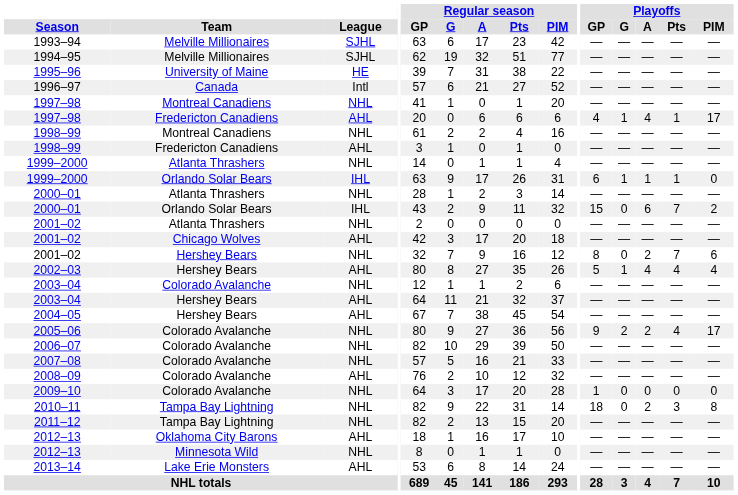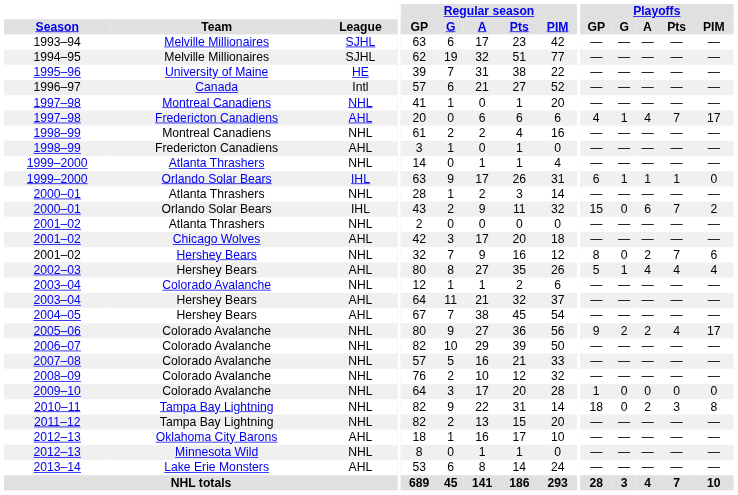(677, 118) 1 -> (677, 118) 7
(360, 376) AHL -> (360, 376) NHL
